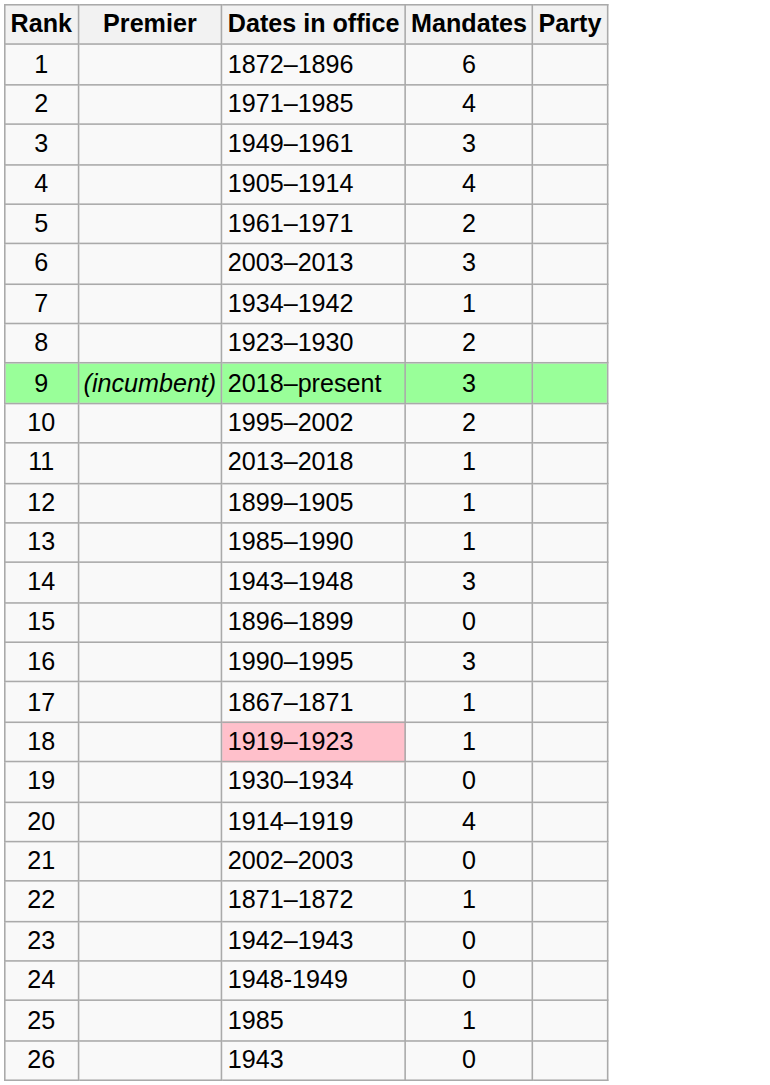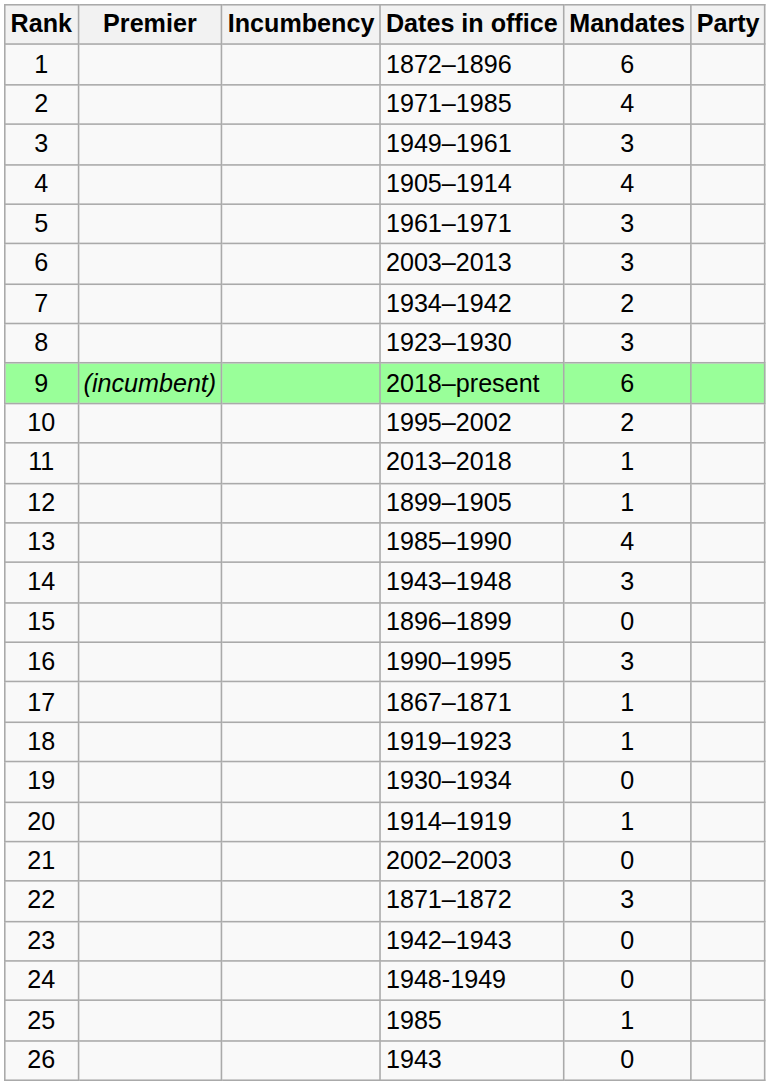+ column: (301, 24)
(469, 223) 2 -> (627, 223) 3
(469, 303) 1 -> (627, 303) 2
(469, 343) 2 -> (627, 343) 3
(469, 382) 3 -> (627, 382) 6
(469, 542) 1 -> (627, 542) 4
(291, 741) pink background -> (449, 741) no background
(469, 821) 4 -> (627, 821) 1
(469, 900) 1 -> (627, 900) 3
